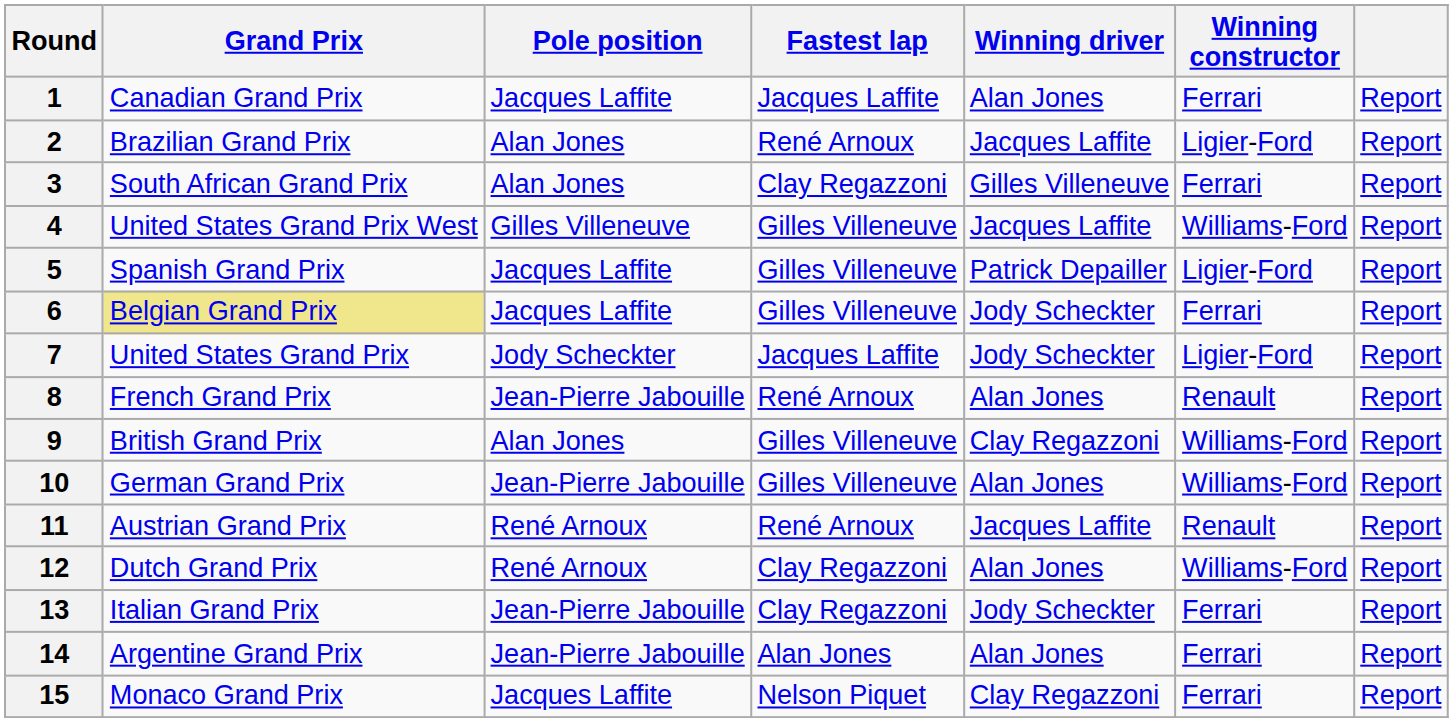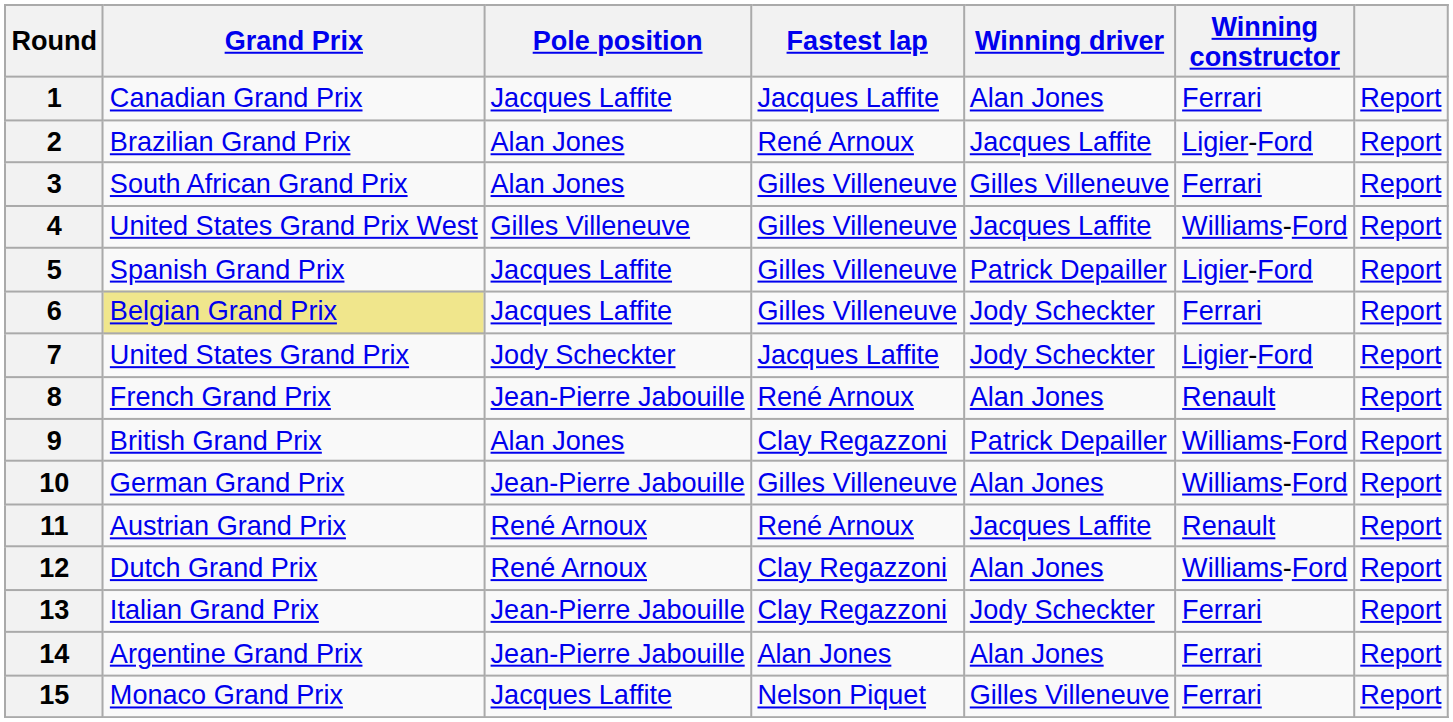(852, 184) Clay Regazzoni -> (857, 184) Gilles Villeneuve
(857, 440) Gilles Villeneuve -> (852, 440) Clay Regazzoni
(1065, 440) Clay Regazzoni -> (1068, 440) Patrick Depailler
(1065, 696) Clay Regazzoni -> (1070, 696) Gilles Villeneuve
